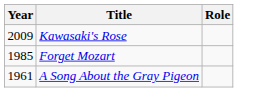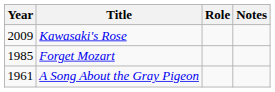+ column: (252, 14)
